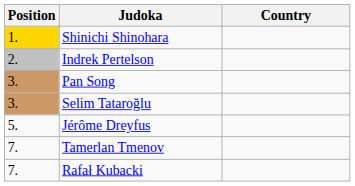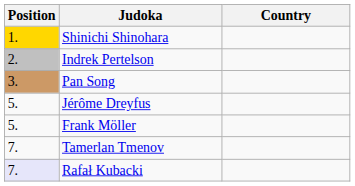- row: (106, 103)
+ row: (99, 125)
(13, 170) no background -> (13, 170) lavender background
